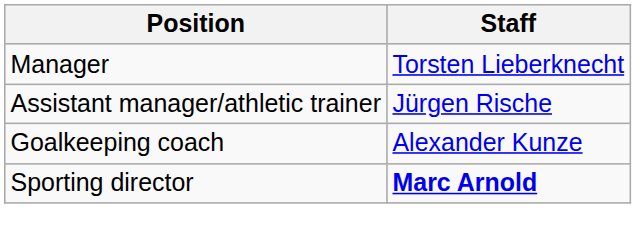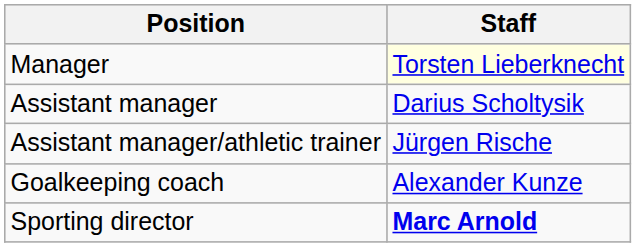(508, 63) no background -> (508, 63) lightyellow background
+ row: (114, 103)
